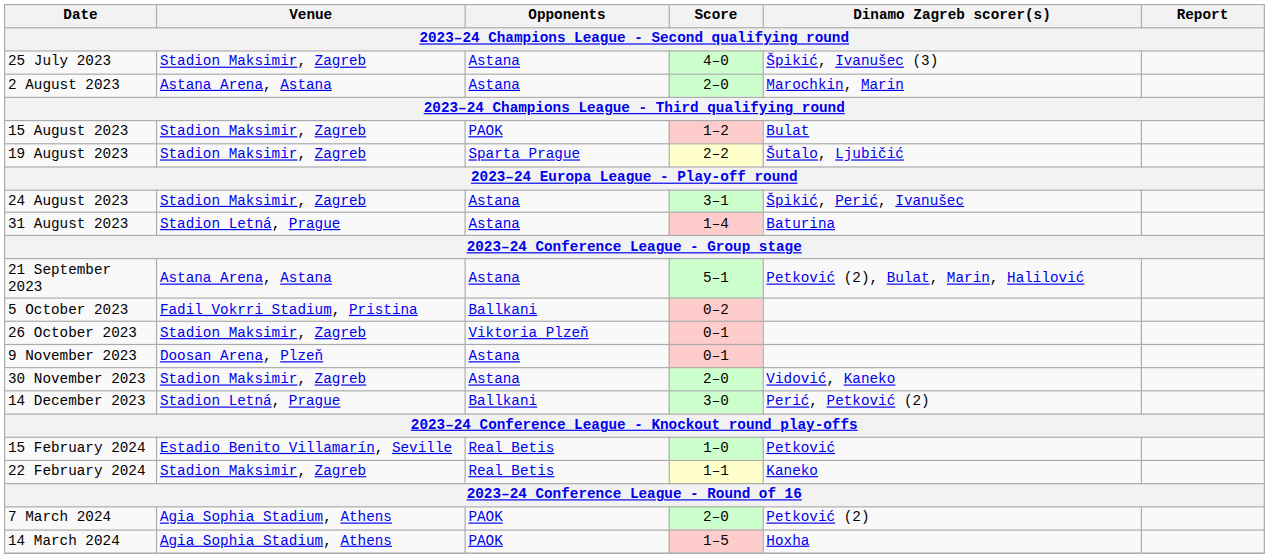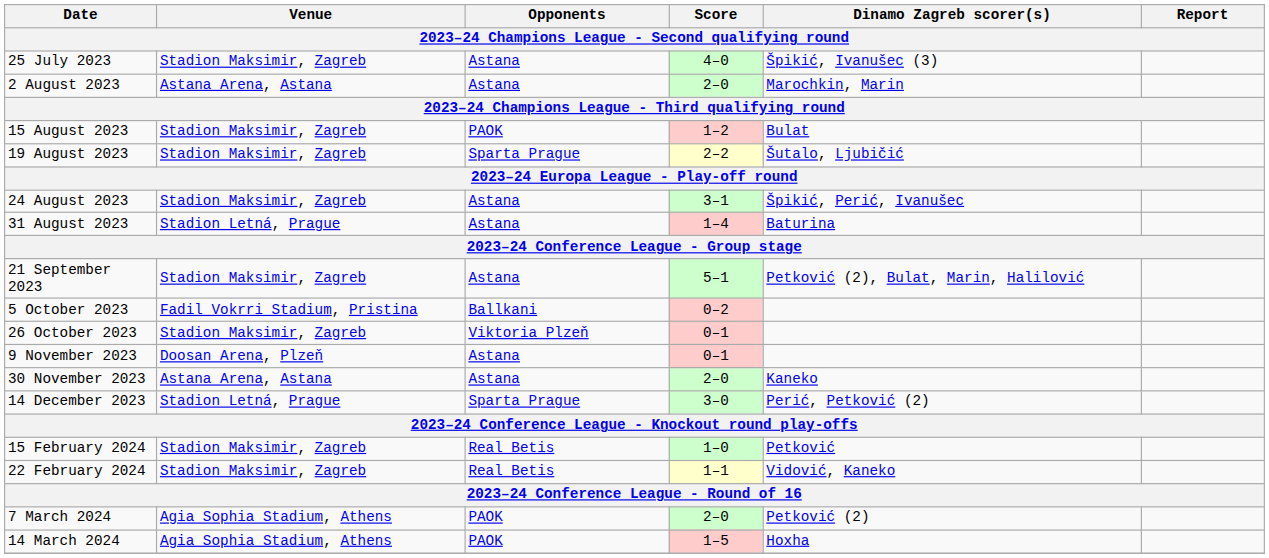(246, 279) Astana Arena, Astana -> (263, 279) Stadion Maksimir, Zagreb
(263, 380) Stadion Maksimir, Zagreb -> (246, 380) Astana Arena, Astana
(831, 380) Vidović, Kaneko -> (792, 380) Kaneko
(503, 403) Ballkani -> (524, 403) Sparta Prague
(306, 449) Estadio Benito Villamarín, Seville -> (263, 449) Stadion Maksimir, Zagreb
(792, 472) Kaneko -> (831, 472) Vidović, Kaneko
